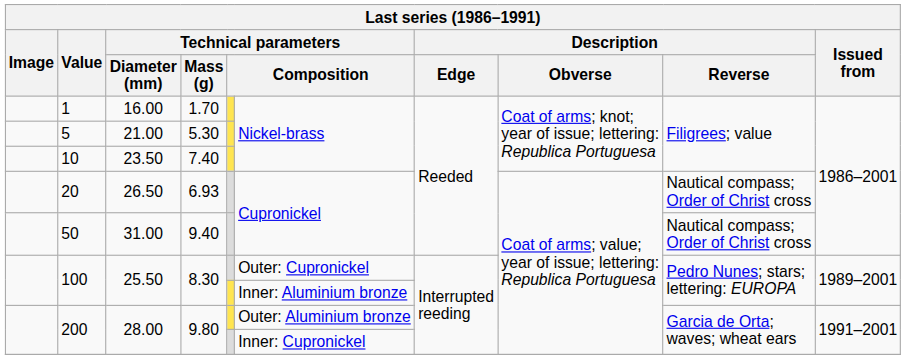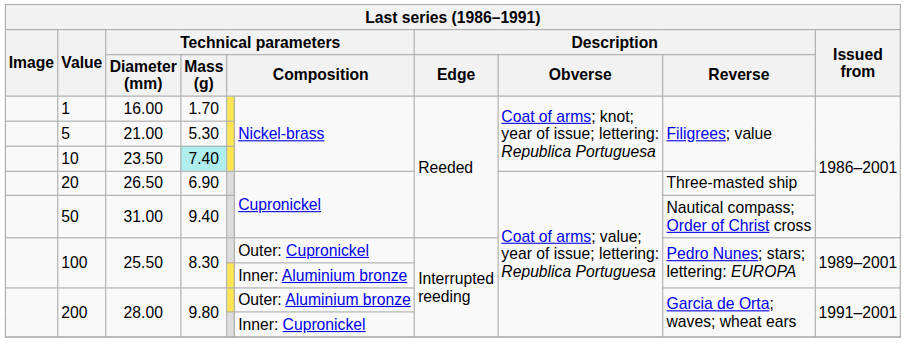(204, 158) no background -> (204, 158) paleturquoise background
(204, 192) 6.93 -> (204, 183) 6.90
(739, 192) Nautical compass; Order of Christ cross -> (732, 183) Three-masted ship
